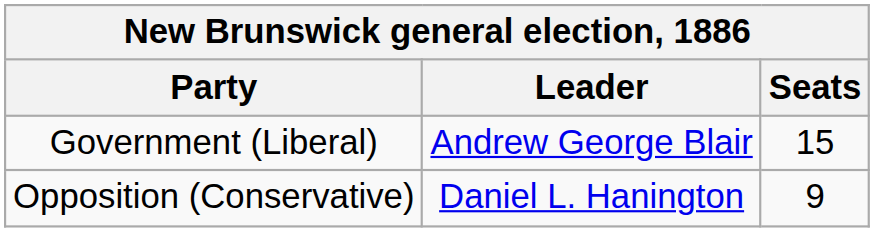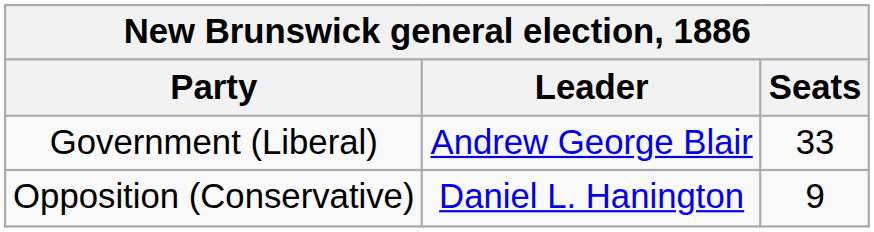(815, 142) 15 -> (815, 142) 33
